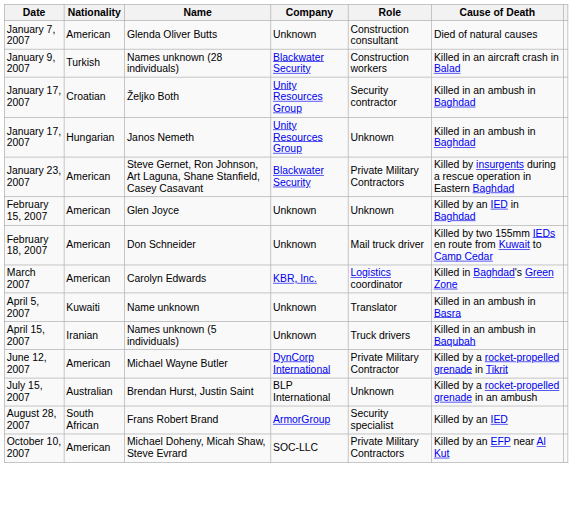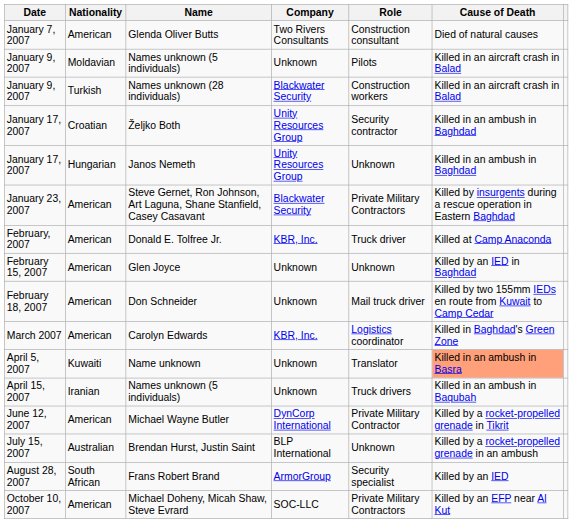(295, 35) Unknown -> (301, 35) Two Rivers Consultants
+ row: (31, 63)
+ row: (29, 239)
(485, 307) no background -> (485, 363) lightsalmon background
